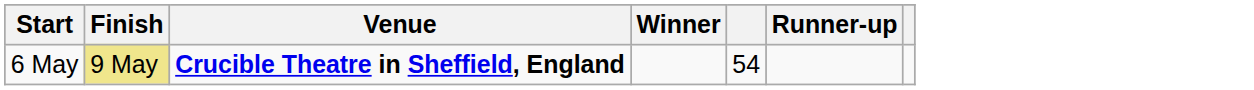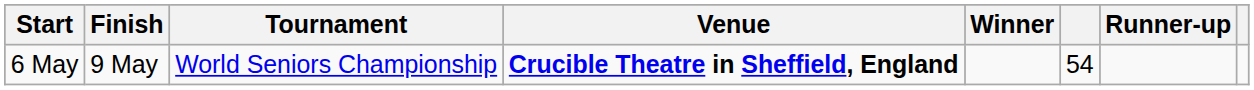+ column: (336, 25)
(124, 64) khaki background -> (124, 64) no background
